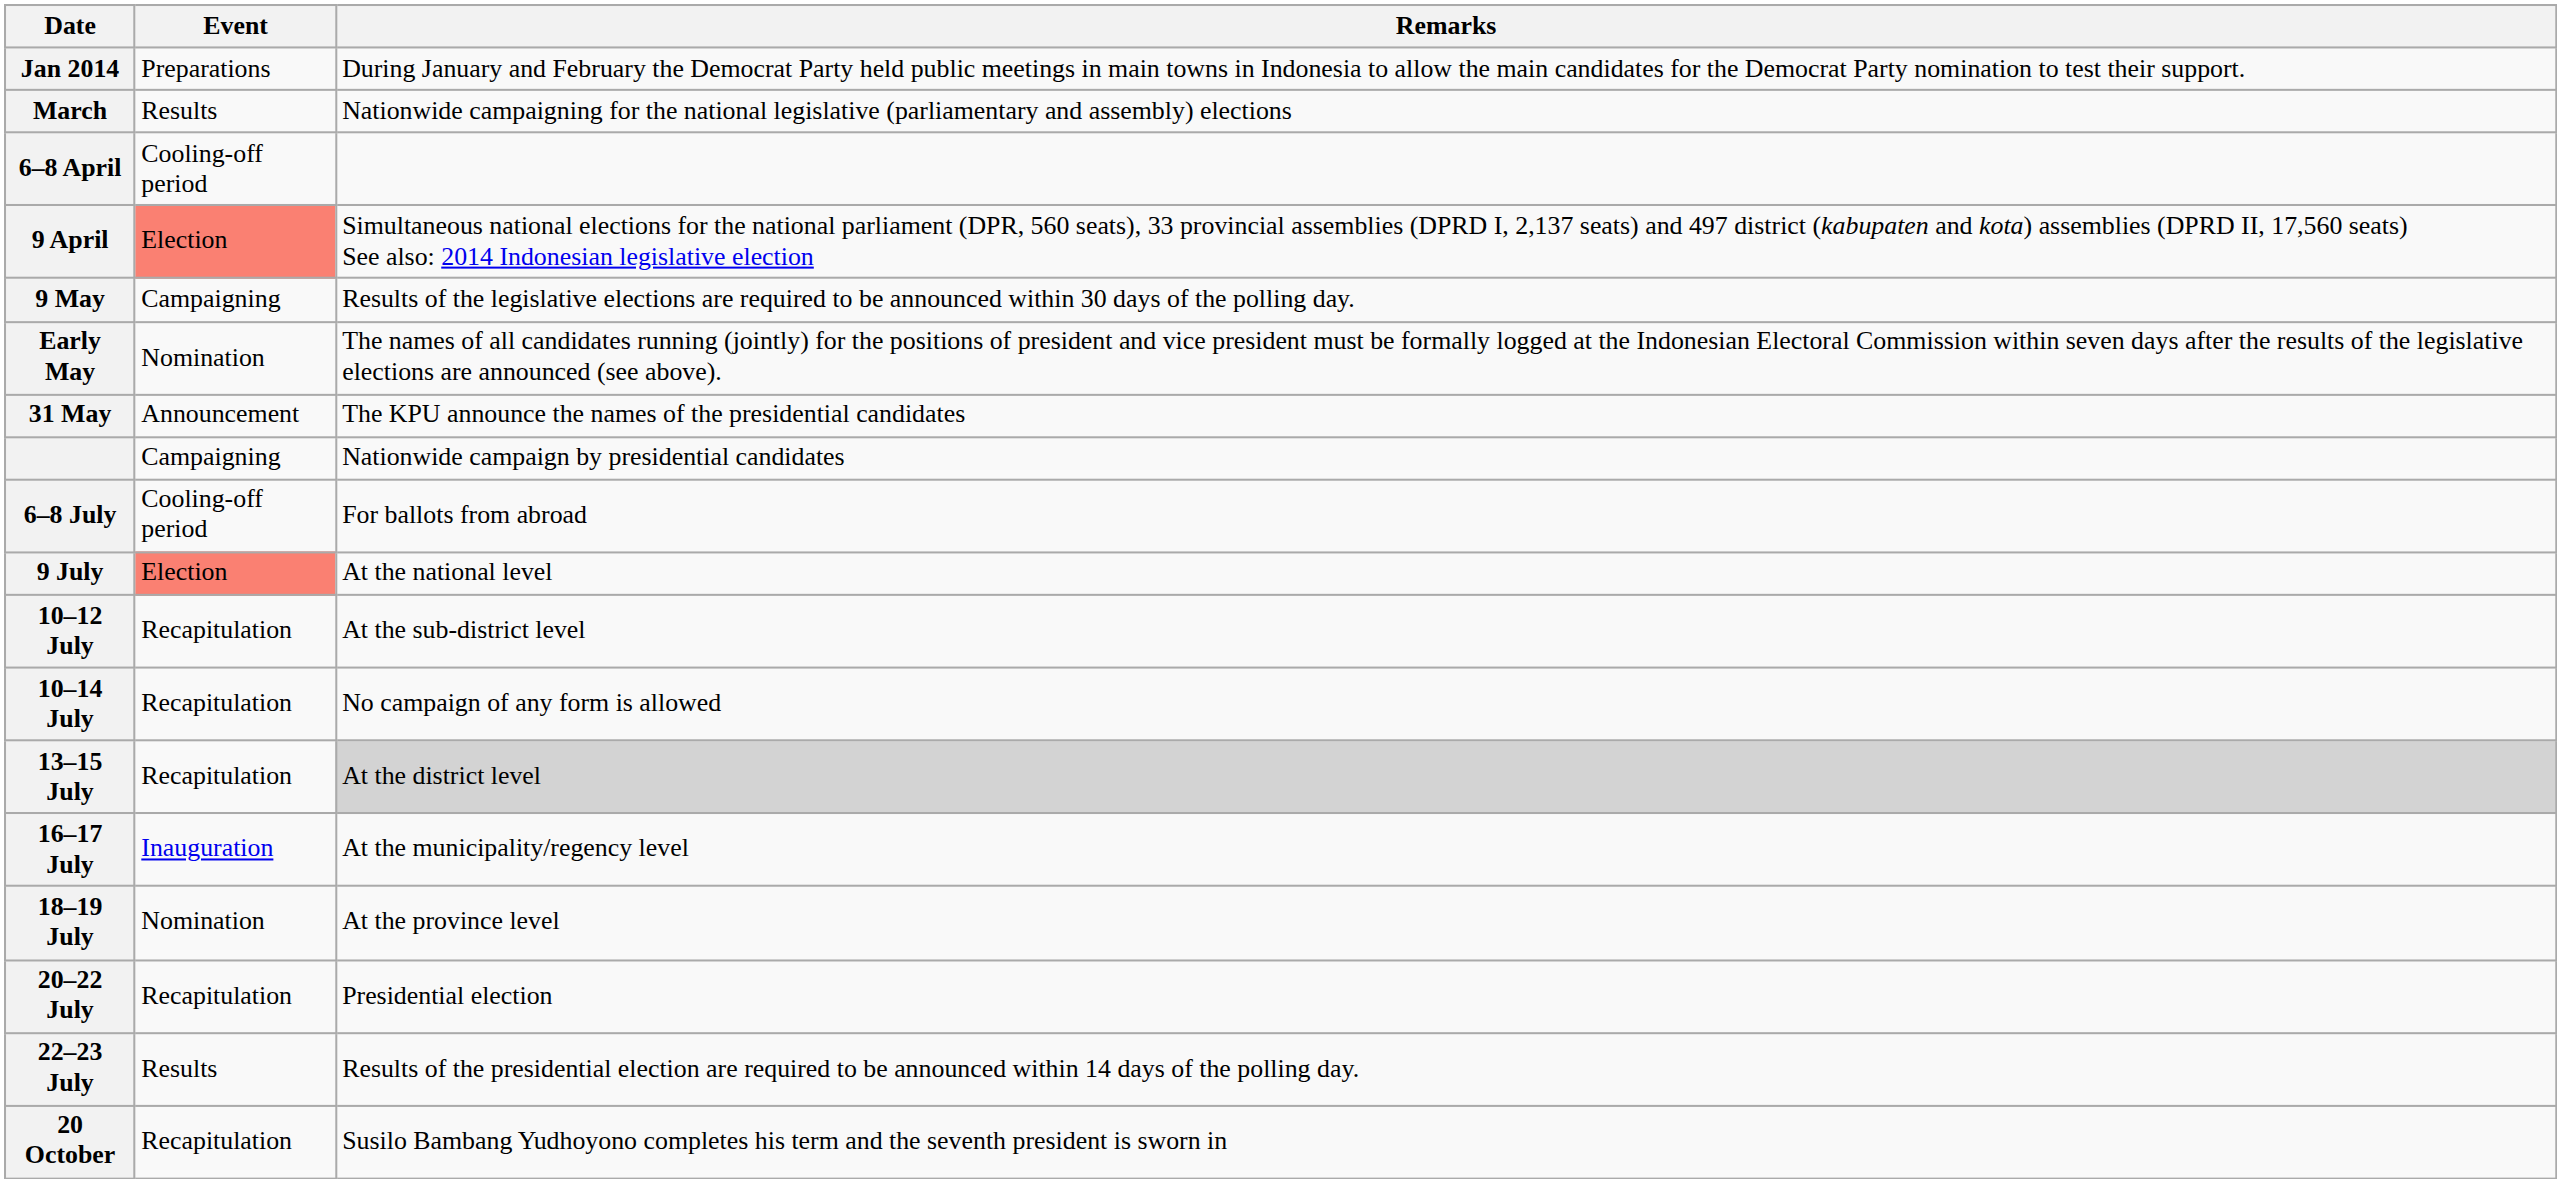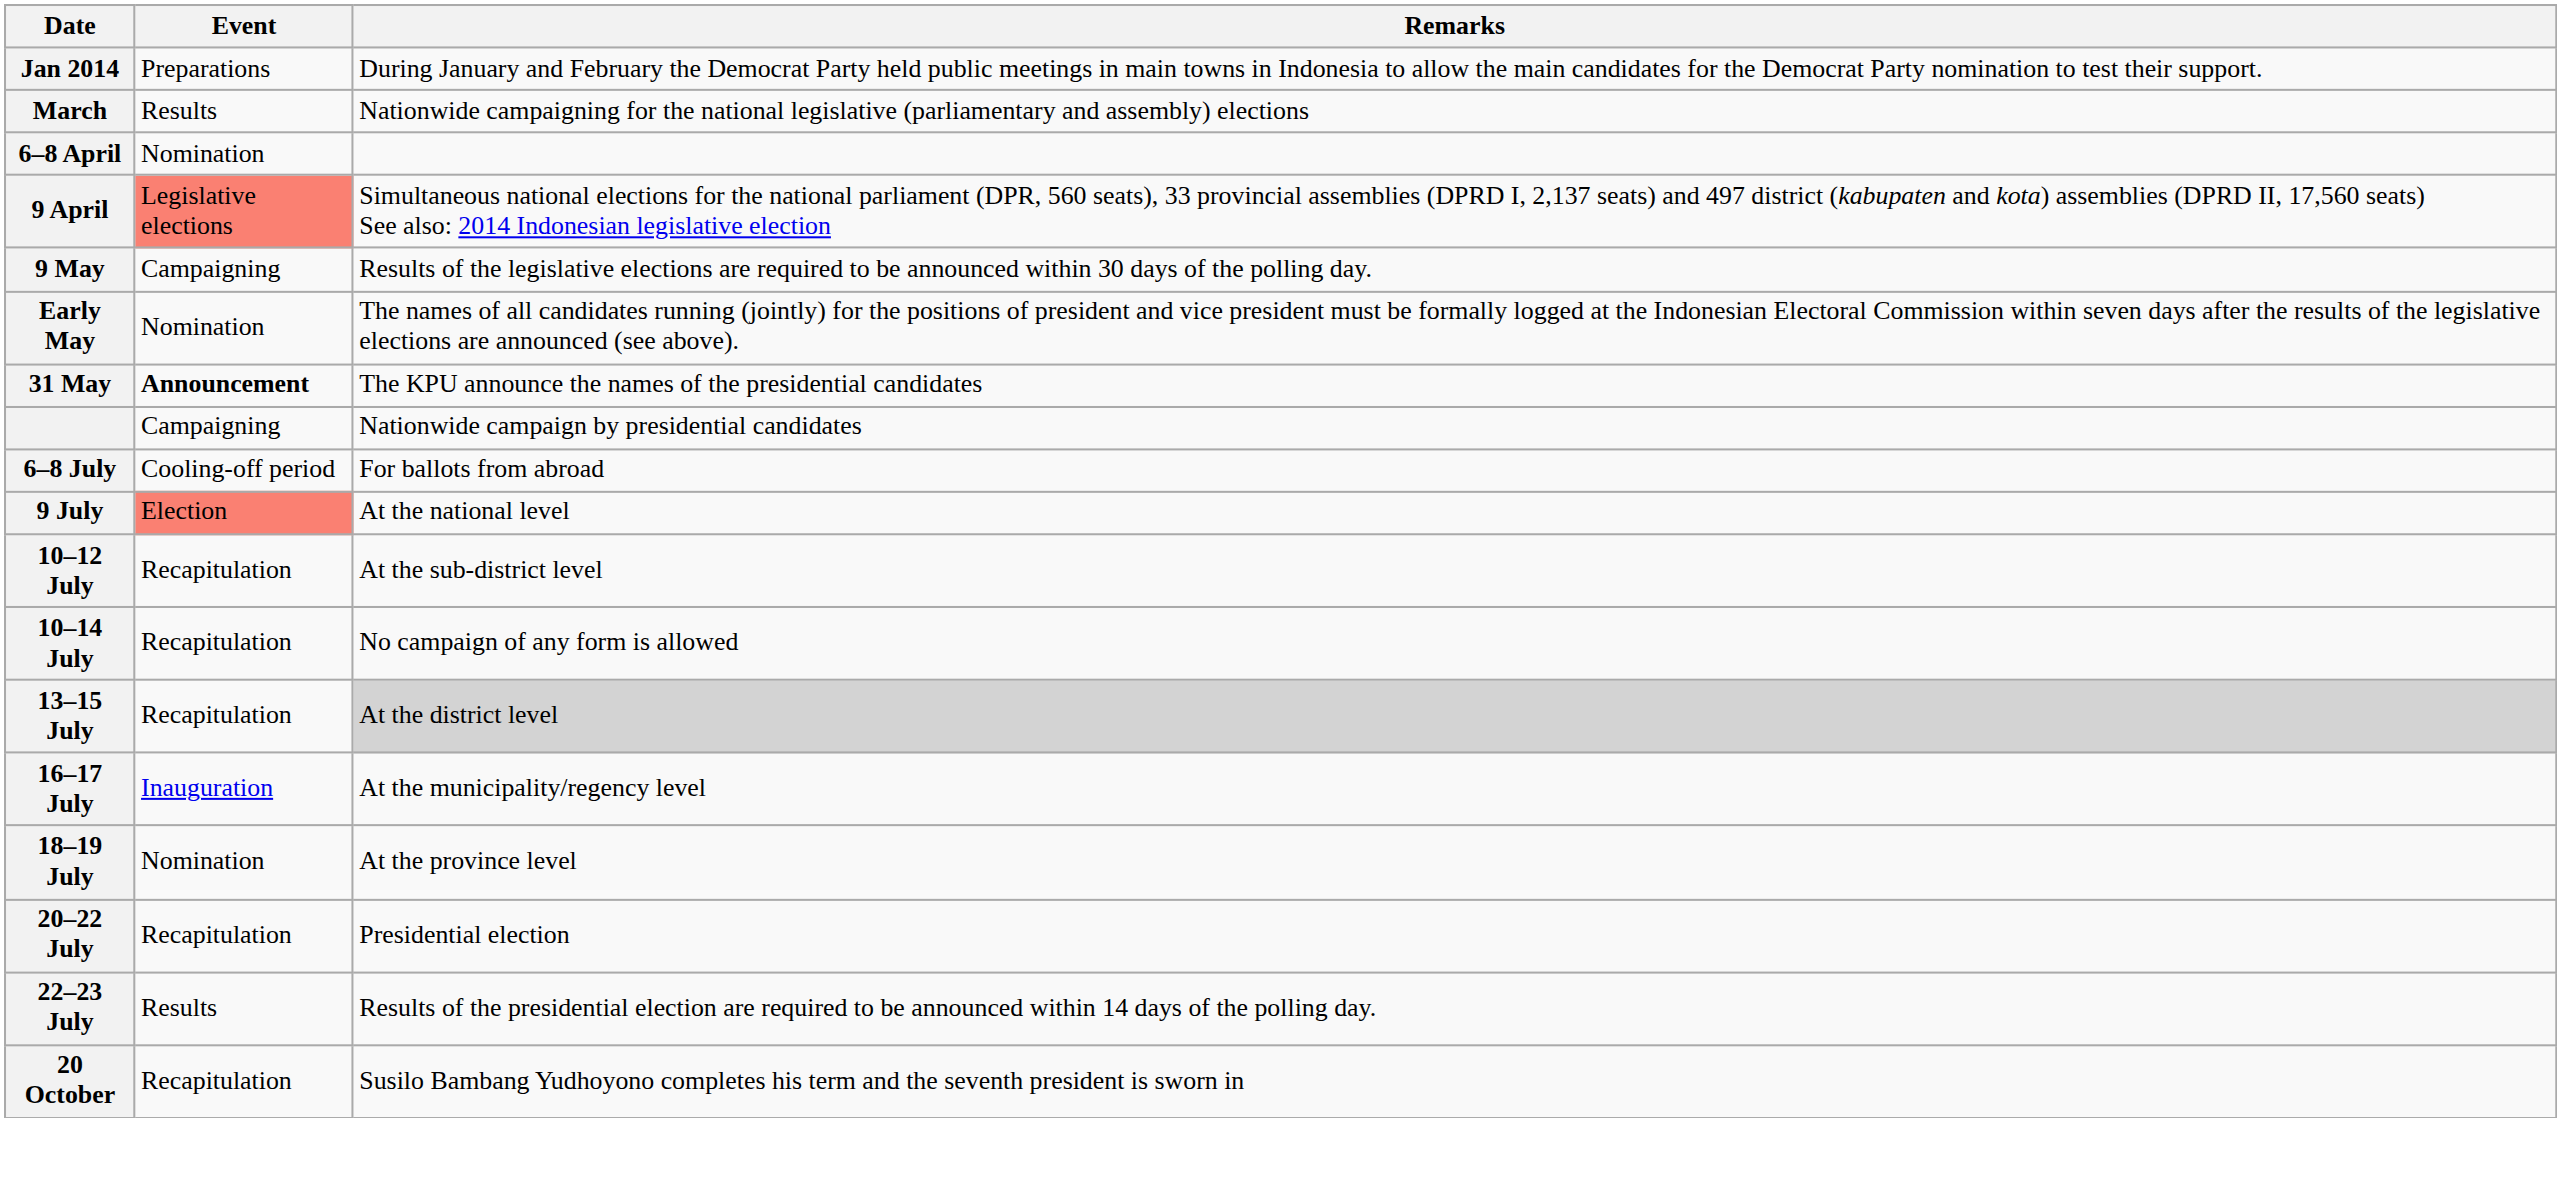(202, 168) Cooling-off period -> (203, 153) Nomination
(184, 241) Election -> (198, 211) Legislative elections
(220, 414) normal -> (225, 384) bold
